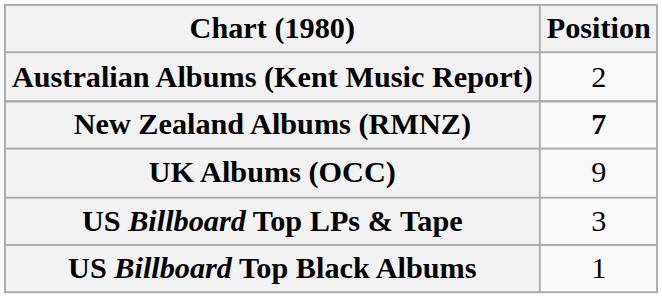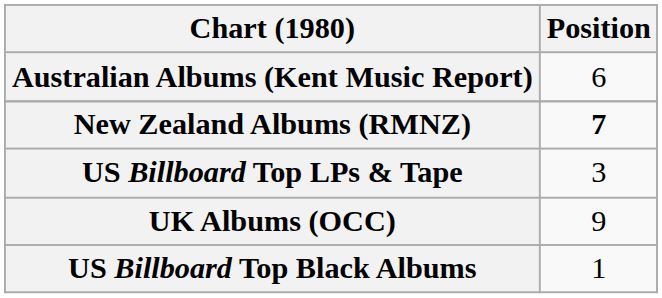(599, 76) 2 -> (599, 76) 6
rows swapped: (272, 172) <-> (272, 220)
